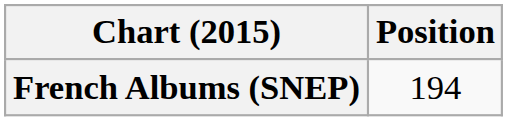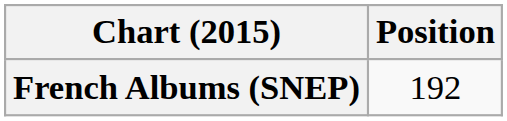(435, 86) 194 -> (435, 86) 192
